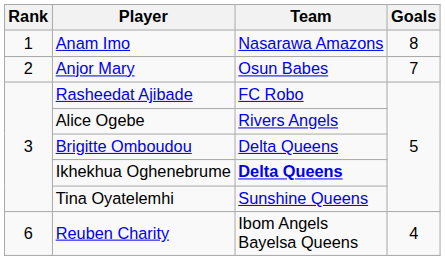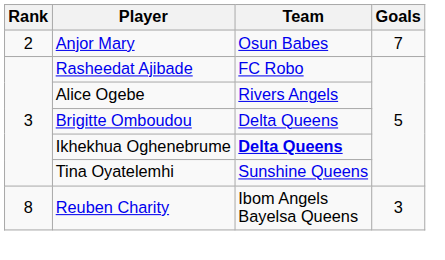- row: (93, 43)
(28, 233) 6 -> (28, 207) 8
(414, 233) 4 -> (398, 207) 3
